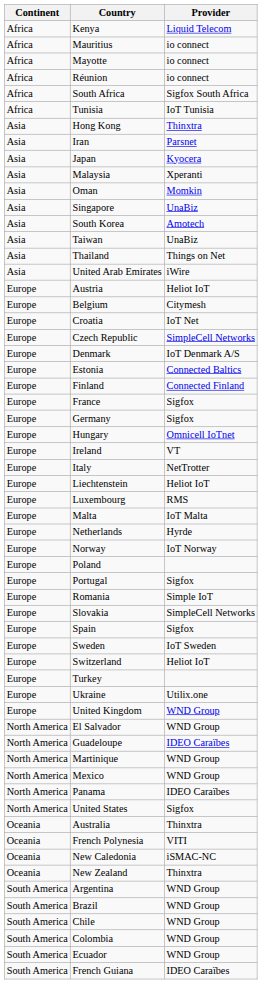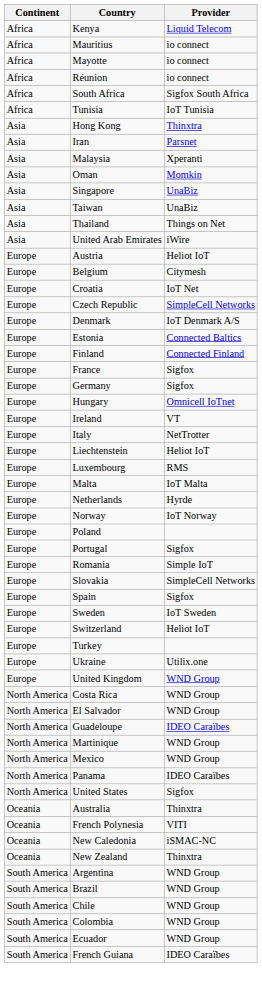- row: (84, 158)
- row: (98, 223)
+ row: (95, 694)
